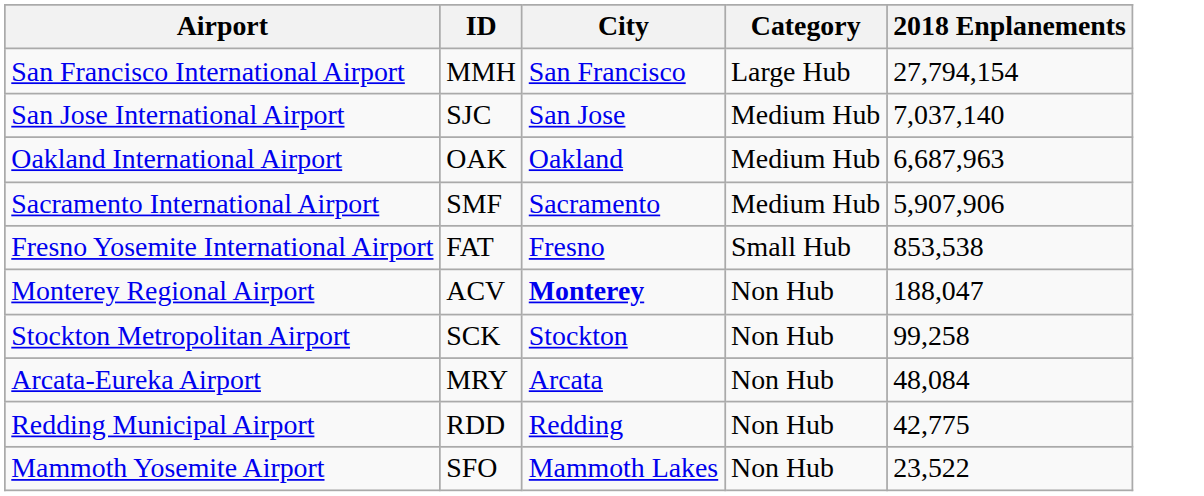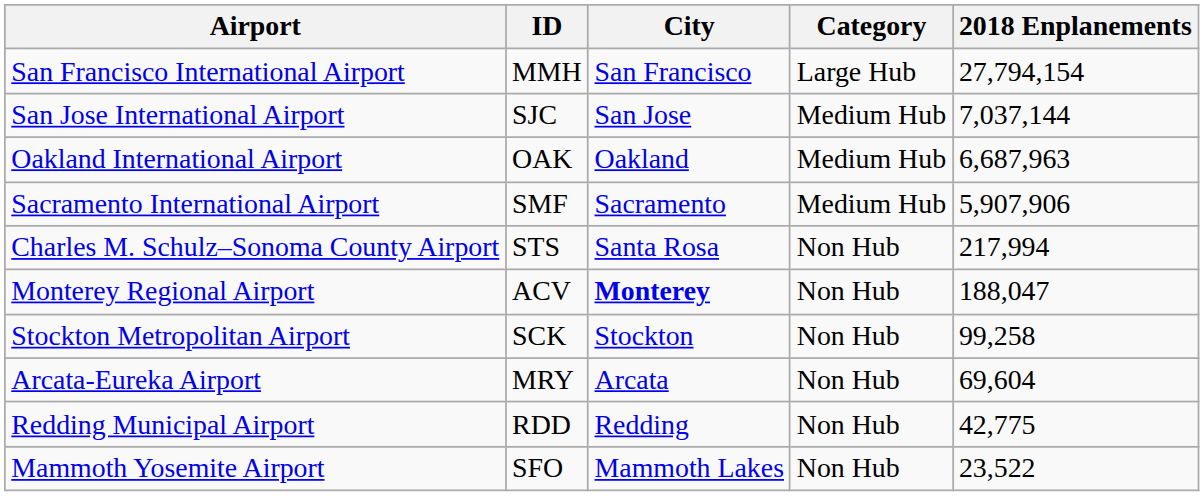(949, 114) 7,037,140 -> (1015, 114) 7,037,144
- row: (222, 247)
+ row: (255, 247)
(931, 379) 48,084 -> (997, 379) 69,604
